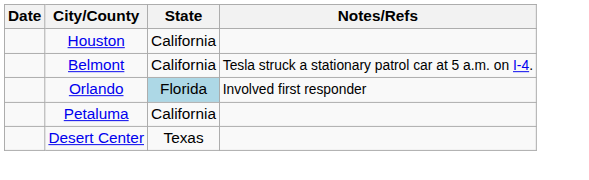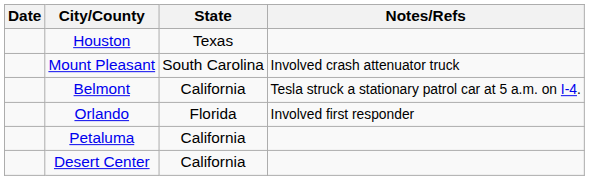(184, 41) California -> (213, 41) Texas
+ row: (102, 65)
(184, 89) lightblue background -> (213, 114) no background
(184, 138) Texas -> (213, 162) California
